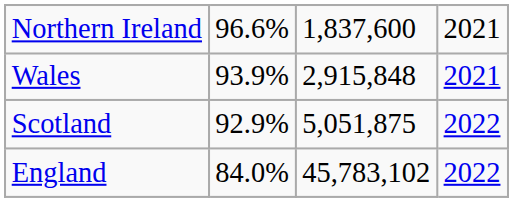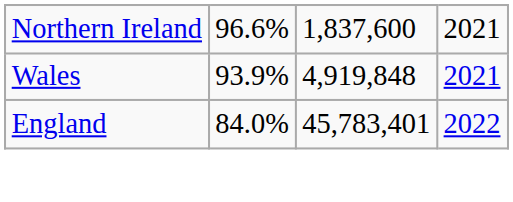(359, 76) 2,915,848 -> (359, 76) 4,919,848
- row: (61, 123)
(366, 171) 45,783,102 -> (366, 123) 45,783,401
